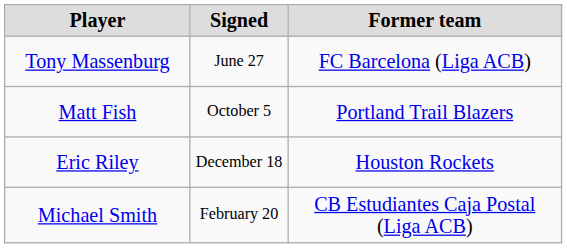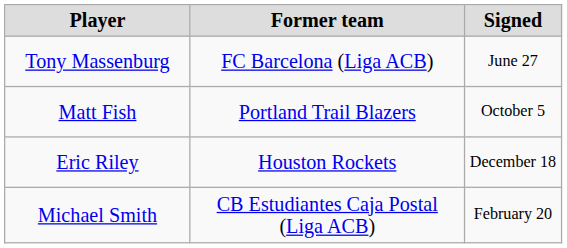columns swapped: (239, 20) <-> (425, 20)
